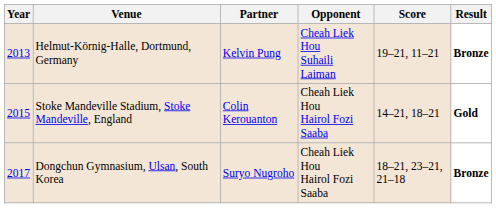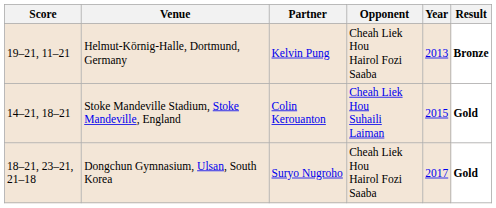columns swapped: (19, 14) <-> (412, 14)
(327, 53) Cheah Liek Hou Suhaili Laiman -> (376, 53) Cheah Liek Hou Hairol Fozi Saaba
(327, 113) Cheah Liek Hou Hairol Fozi Saaba -> (376, 113) Cheah Liek Hou Suhaili Laiman
(471, 173) Bronze -> (466, 173) Gold
